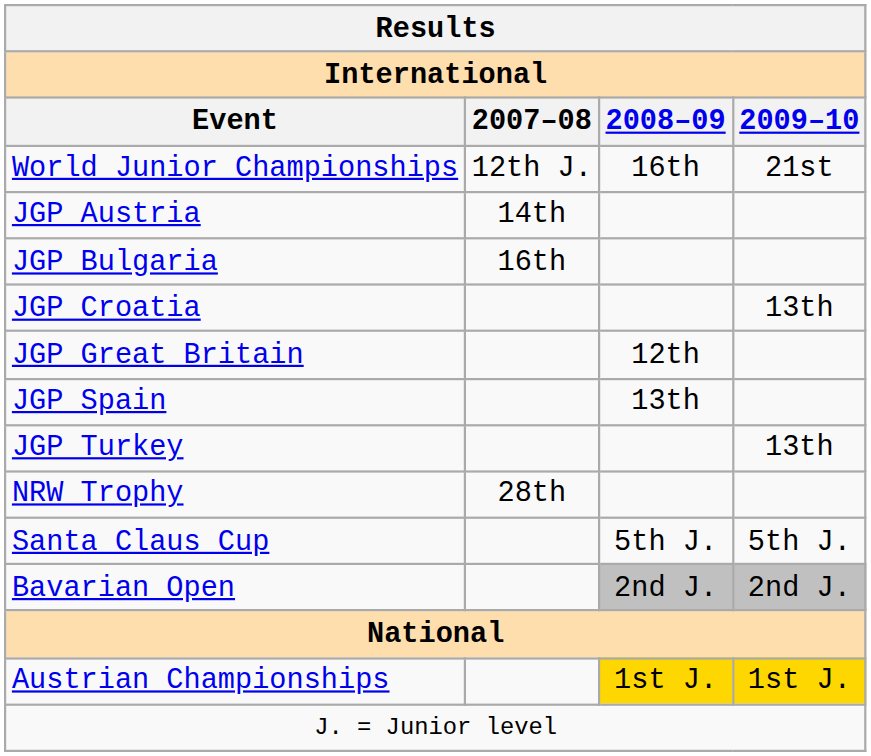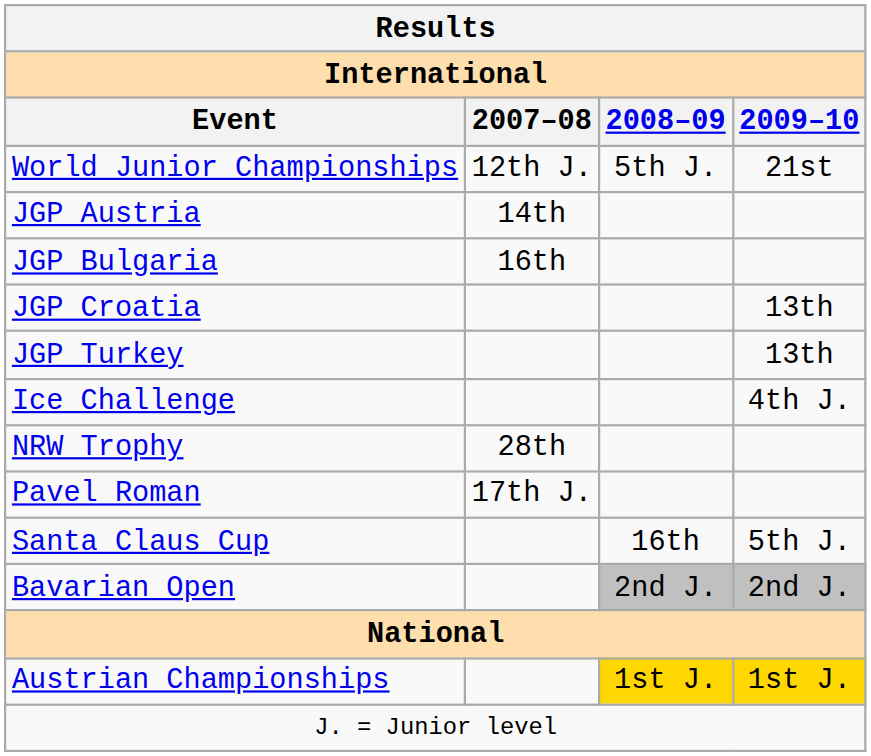(666, 168) 16th -> (666, 168) 5th J.
- row: (158, 355)
- row: (89, 401)
+ row: (123, 401)
+ row: (106, 495)
(666, 541) 5th J. -> (666, 541) 16th
